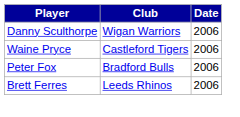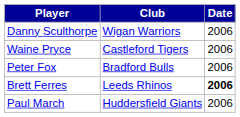(206, 85) normal -> (220, 85) bold
+ row: (36, 103)
